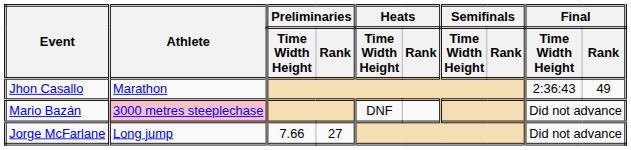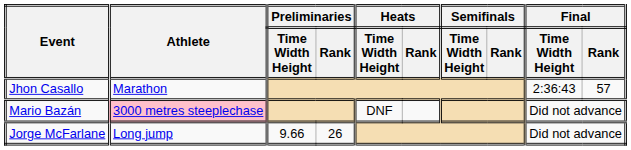(604, 89) 49 -> (604, 89) 57
(292, 133) 7.66 -> (292, 133) 9.66
(335, 133) 27 -> (335, 133) 26
